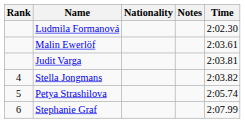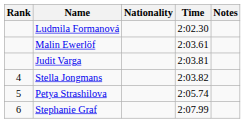columns swapped: (222, 12) <-> (190, 12)
